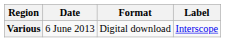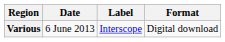columns swapped: (135, 12) <-> (197, 12)
